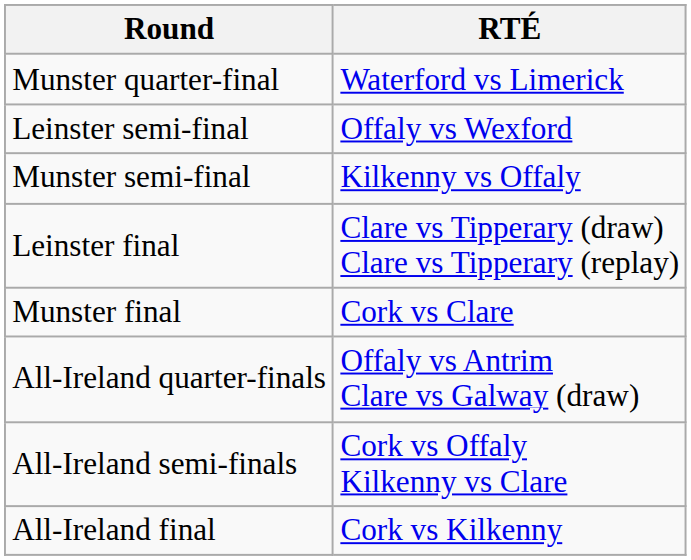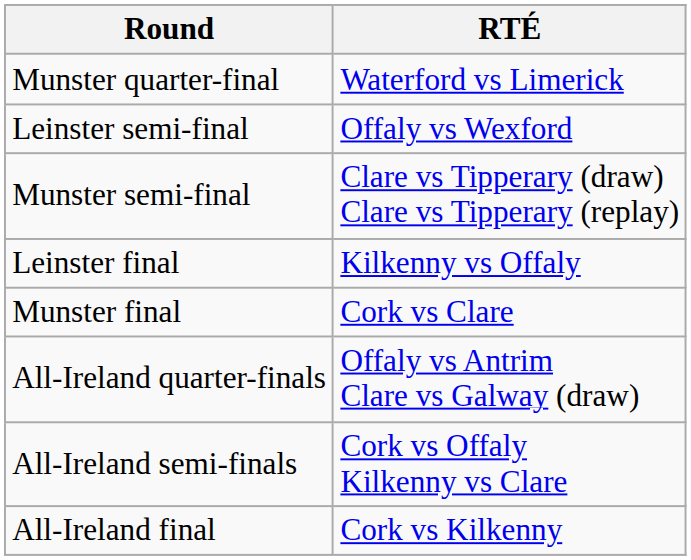(461, 177) Kilkenny vs Offaly -> (510, 195) Clare vs Tipperary (draw) Clare vs Tipperary (replay)
(510, 244) Clare vs Tipperary (draw) Clare vs Tipperary (replay) -> (461, 262) Kilkenny vs Offaly
